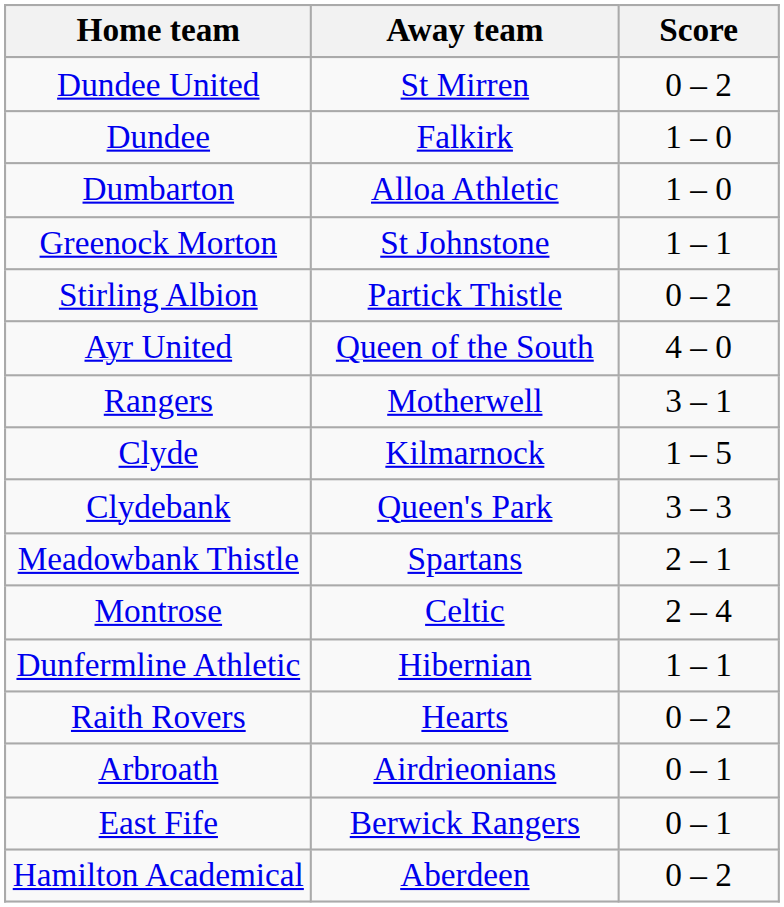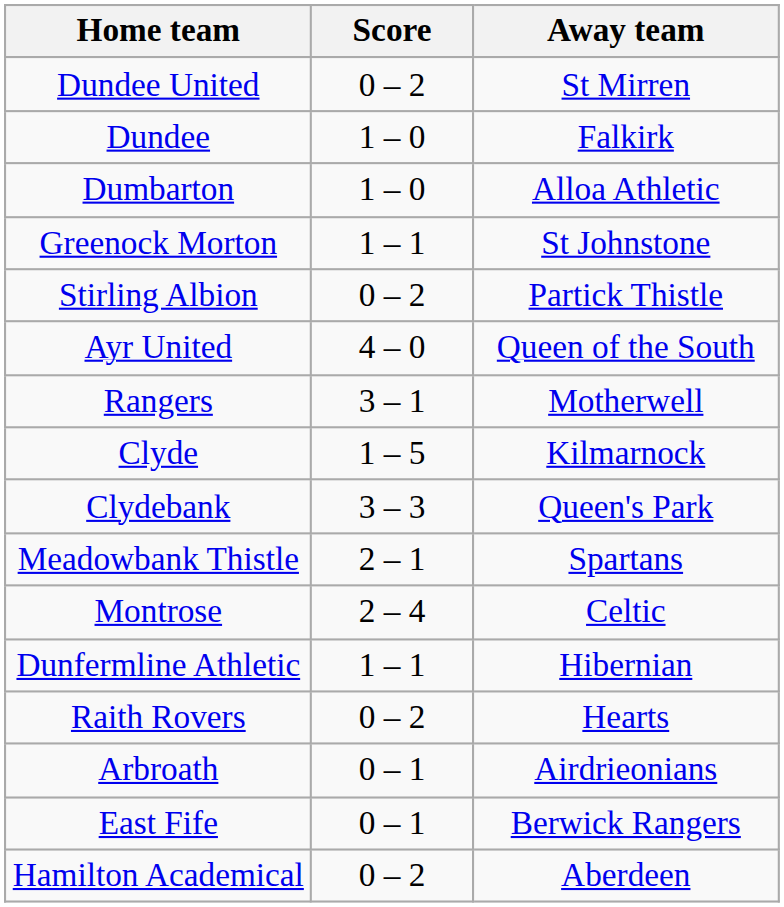columns swapped: (699, 30) <-> (465, 30)
